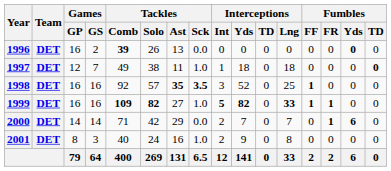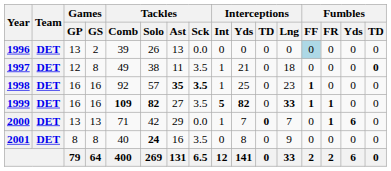(75, 49) 16 -> (75, 49) 13
(123, 49) bold -> (123, 49) normal
(311, 49) no background -> (311, 49) lightblue background
(353, 49) bold -> (353, 49) normal
(95, 67) 7 -> (95, 67) 8
(200, 67) 1.0 -> (200, 67) 3.5
(244, 67) 18 -> (244, 67) 21
(222, 85) 3 -> (222, 85) 1
(244, 85) 52 -> (244, 85) 25
(289, 85) 25 -> (289, 85) 23
(200, 103) 1.0 -> (200, 103) 3.5
(75, 121) 14 -> (75, 121) 13
(95, 121) 14 -> (95, 121) 13
(222, 121) 2 -> (222, 121) 1
(266, 121) normal -> (266, 121) bold
(95, 139) 3 -> (95, 139) 8
(154, 139) normal -> (154, 139) bold
(200, 139) 1.0 -> (200, 139) 3.5
(222, 139) 2 -> (222, 139) 0
(244, 139) 9 -> (244, 139) 8
(289, 139) 8 -> (289, 139) 9
